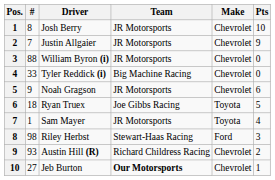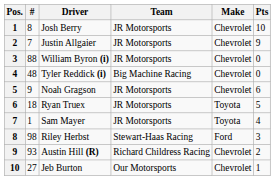(32, 74) 33 -> (32, 74) 48
(146, 105) Joe Gibbs Racing -> (142, 105) JR Motorsports
(148, 167) bold -> (145, 167) normal
